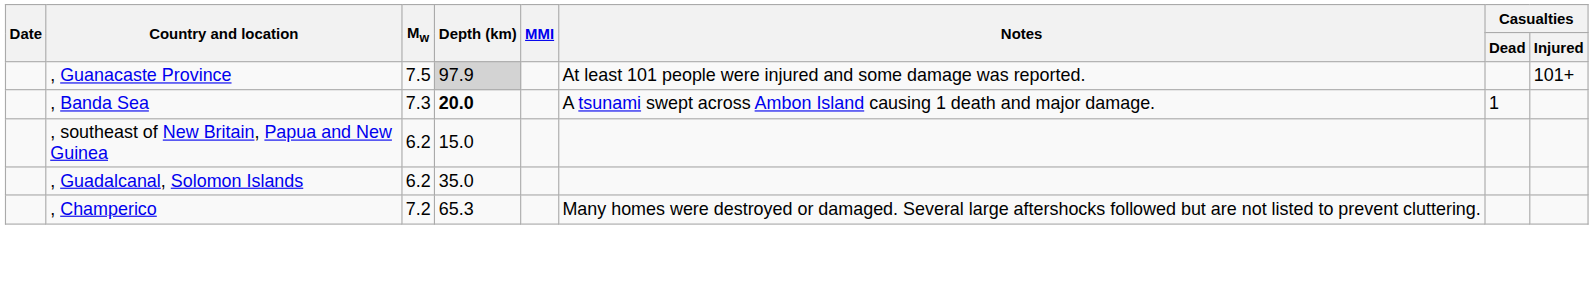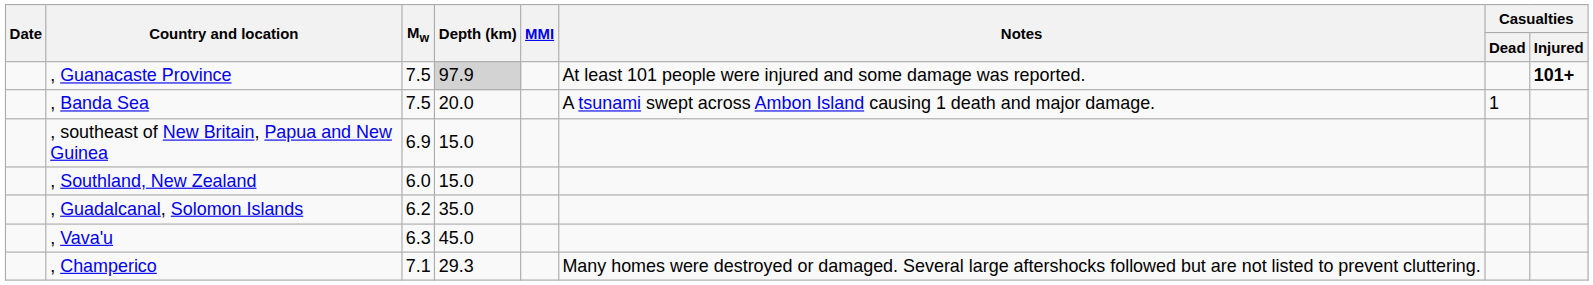(1554, 75) normal -> (1554, 75) bold
(418, 103) 7.3 -> (418, 103) 7.5
(456, 103) bold -> (456, 103) normal
(418, 142) 6.2 -> (418, 142) 6.9
+ row: (153, 180)
+ row: (82, 237)
(418, 209) 7.2 -> (418, 266) 7.1
(456, 209) 65.3 -> (456, 266) 29.3
